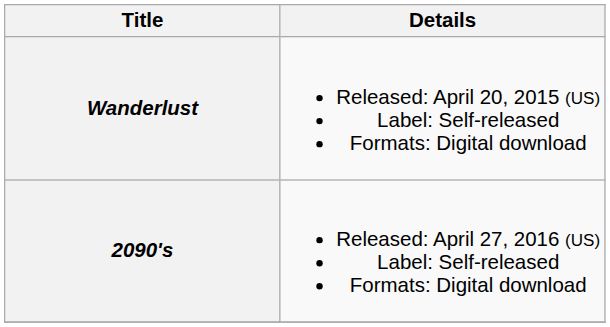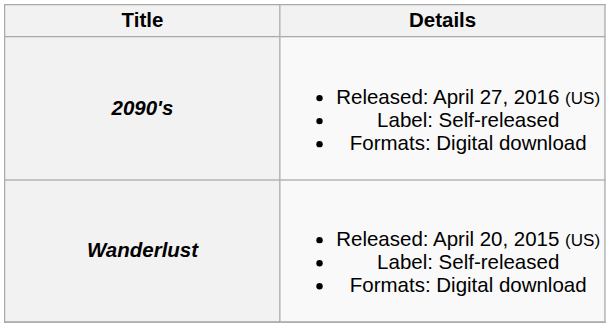rows swapped: (142, 108) <-> (142, 250)
